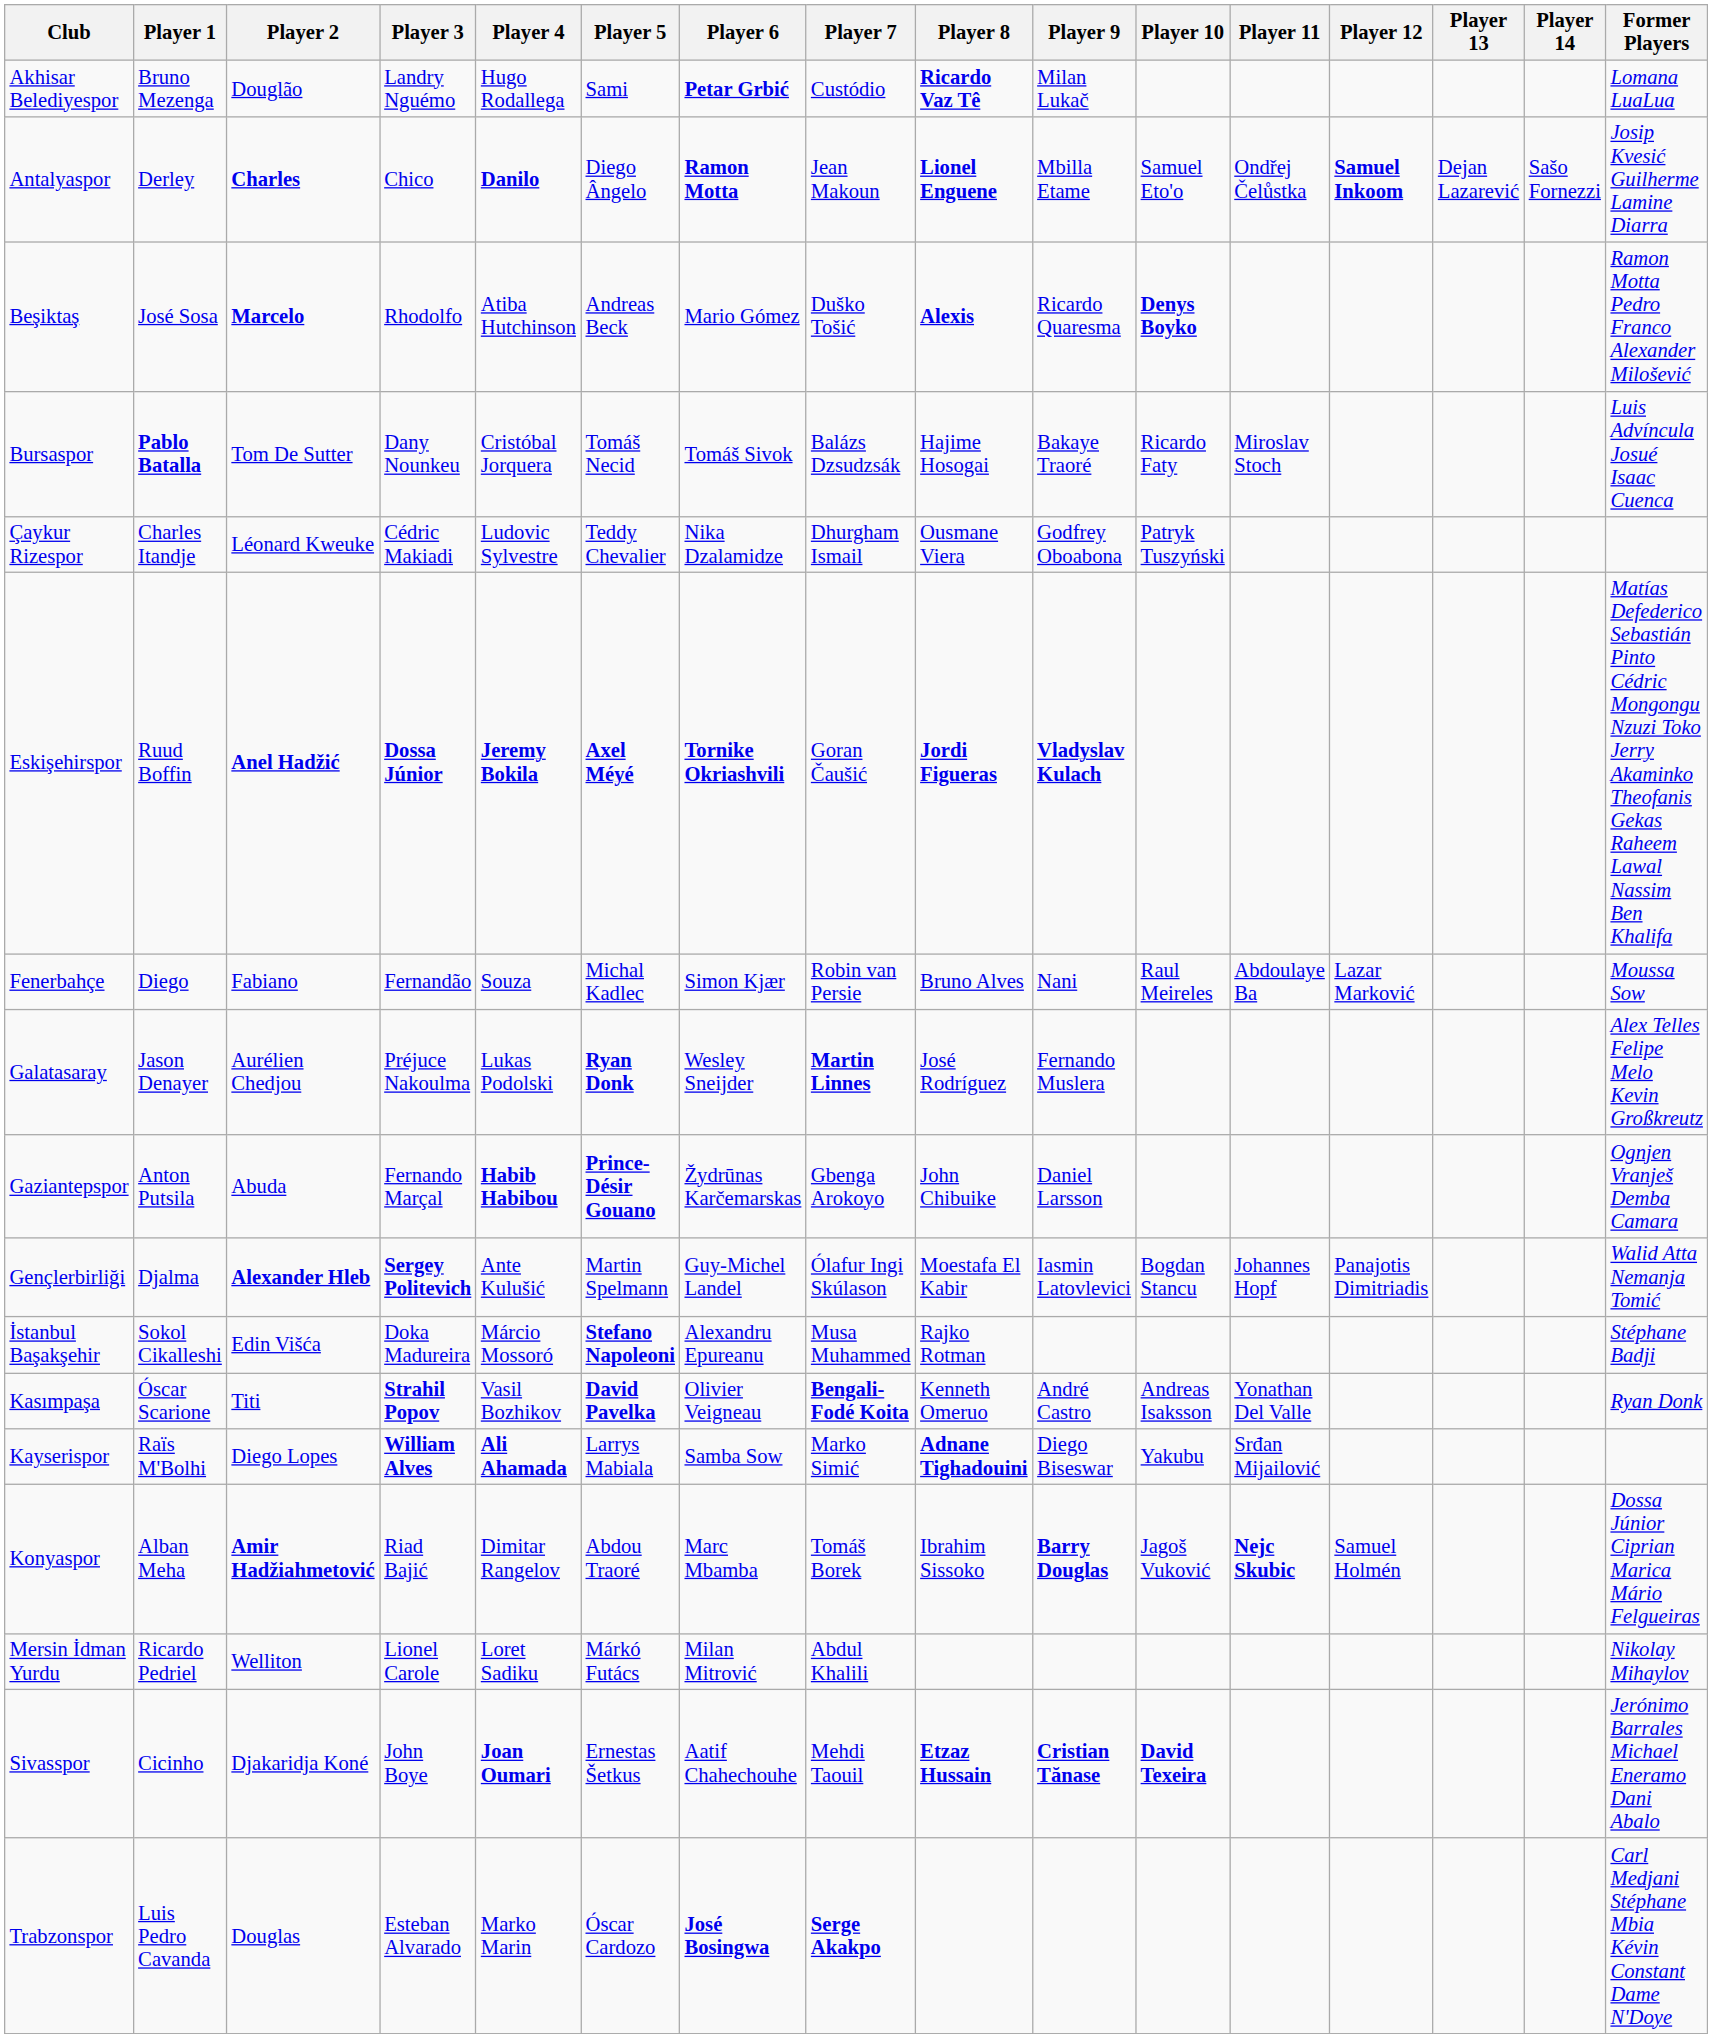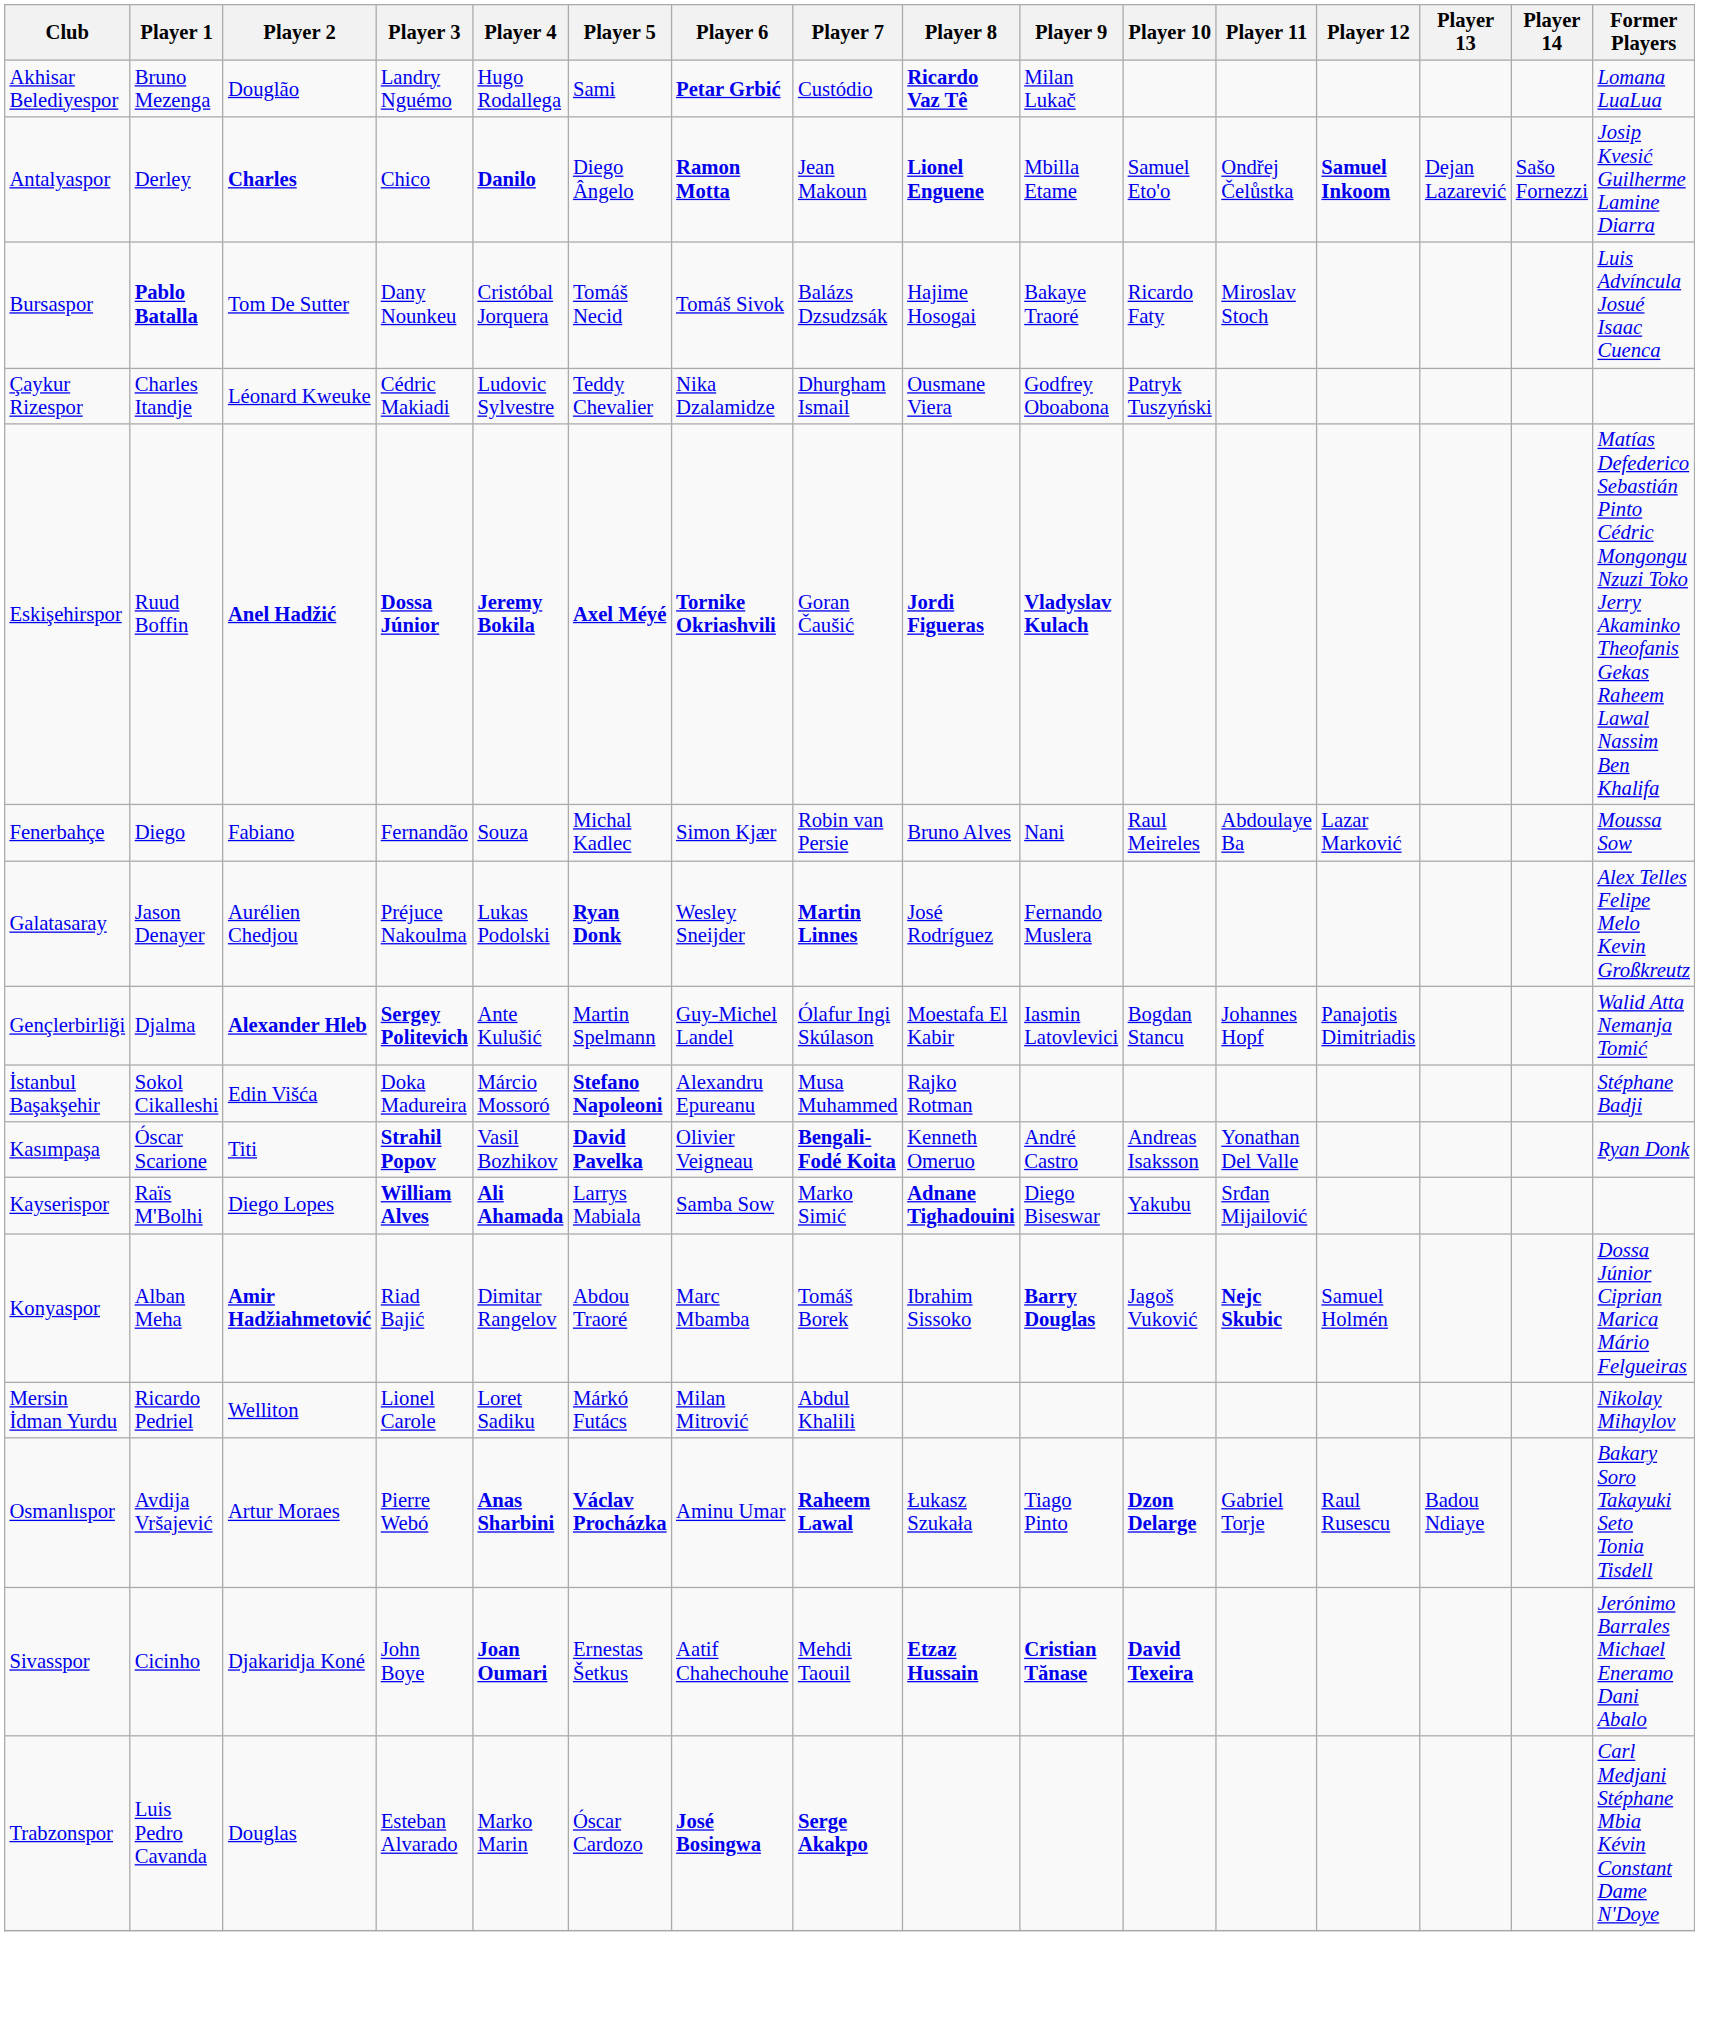- row: (44, 316)
- row: (69, 1186)
+ row: (62, 1512)
